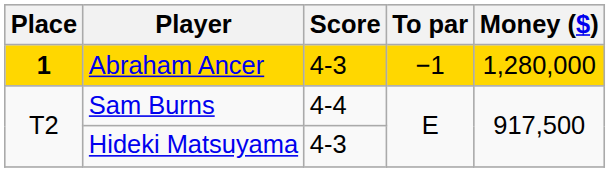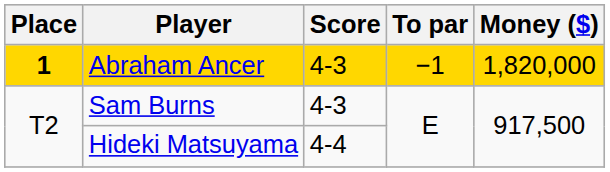(539, 65) 1,280,000 -> (539, 65) 1,820,000
(328, 105) 4-4 -> (328, 105) 4-3
(328, 145) 4-3 -> (328, 145) 4-4
